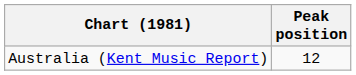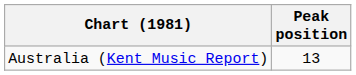(311, 58) 12 -> (311, 58) 13
